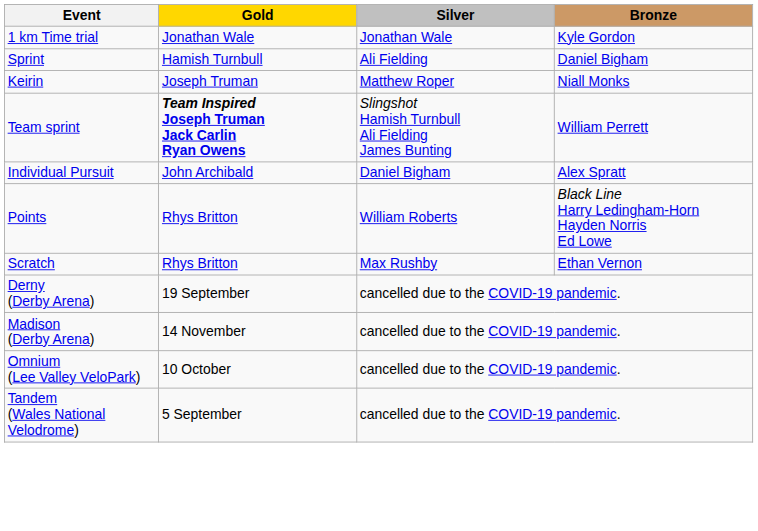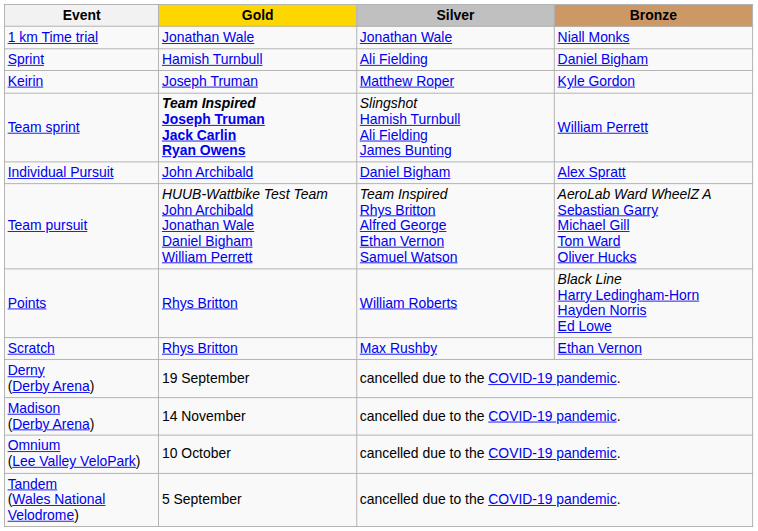(596, 37) Kyle Gordon -> (594, 37) Niall Monks
(594, 81) Niall Monks -> (596, 81) Kyle Gordon
+ row: (47, 226)
